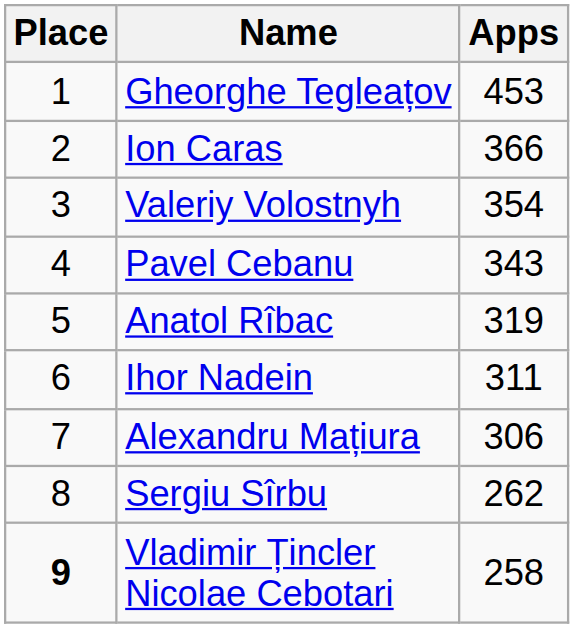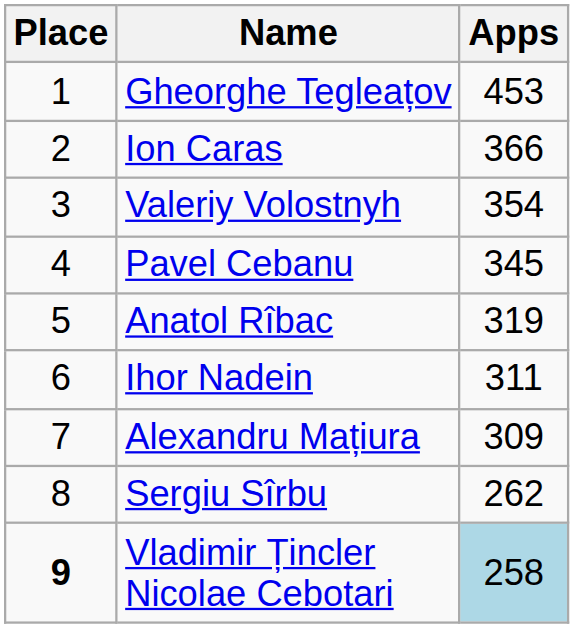(514, 263) 343 -> (514, 263) 345
(514, 436) 306 -> (514, 436) 309
(514, 572) no background -> (514, 572) lightblue background
